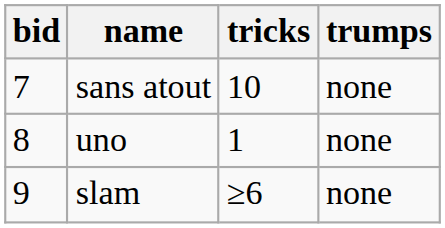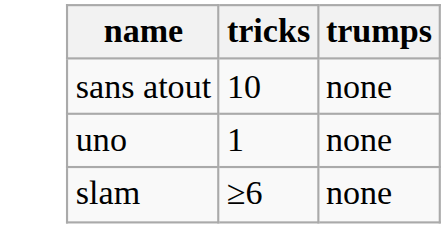- column: (36, 31)
